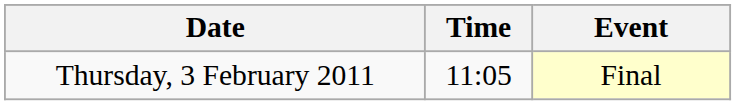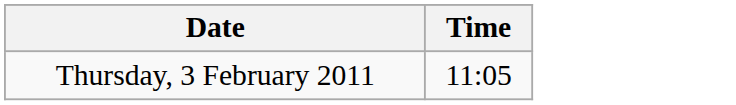- column: (631, 27)
